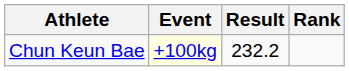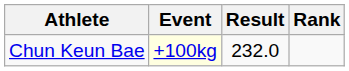(255, 50) 232.2 -> (255, 50) 232.0
